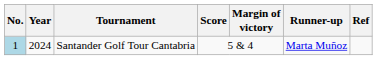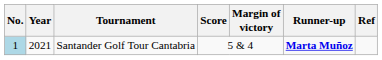(40, 45) 2024 -> (40, 45) 2021
(316, 45) normal -> (319, 45) bold
